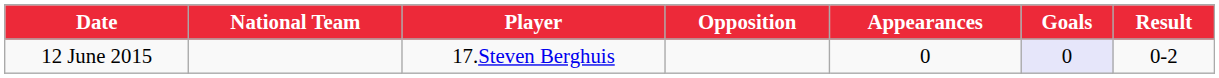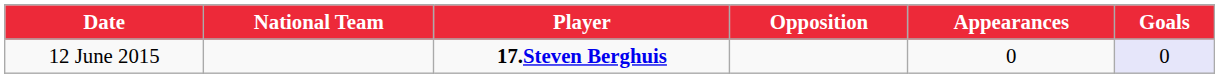- column: (1164, 21)
(533, 56) normal -> (582, 56) bold
